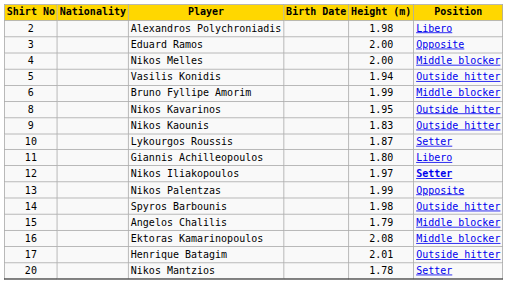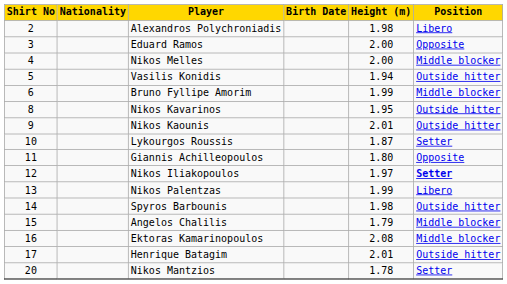(381, 126) 1.83 -> (381, 126) 2.01
(434, 158) Libero -> (440, 158) Opposite
(440, 190) Opposite -> (434, 190) Libero
